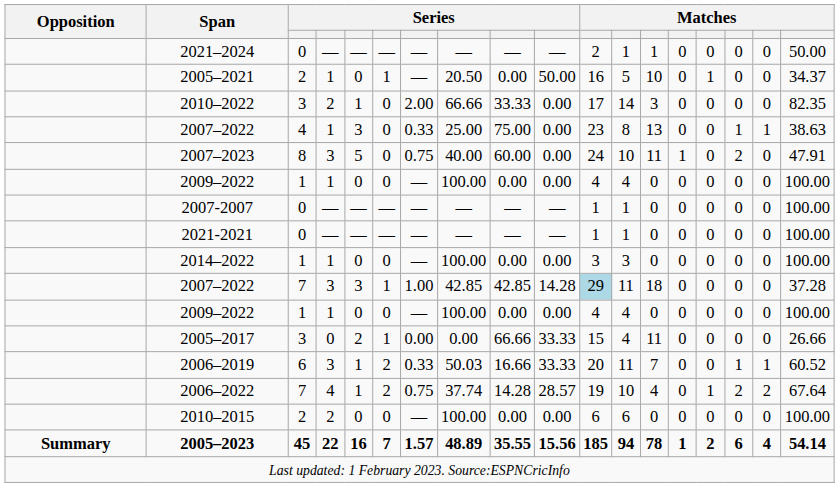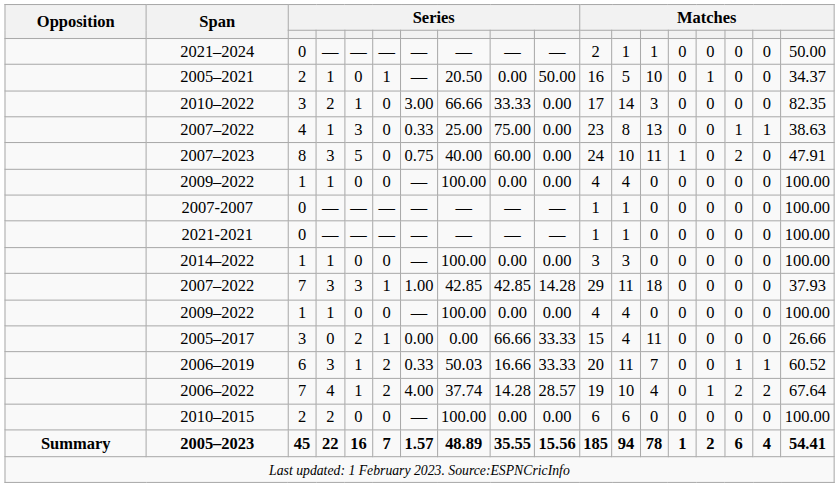(419, 103) 2.00 -> (419, 103) 3.00
(596, 286) lightblue background -> (596, 286) no background
(807, 286) 37.28 -> (807, 286) 37.93
(419, 391) 0.75 -> (419, 391) 4.00
(807, 443) 54.14 -> (807, 443) 54.41
